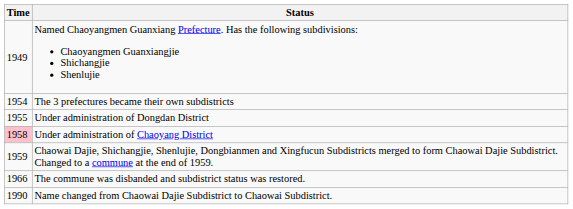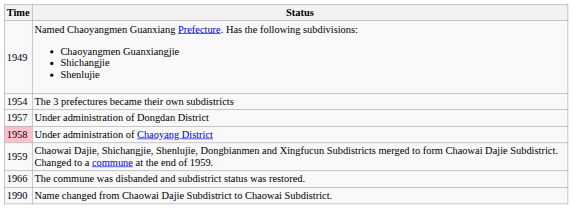(17, 118) 1955 -> (17, 118) 1957
